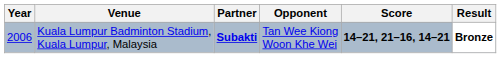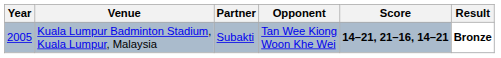(20, 38) 2006 -> (20, 38) 2005
(237, 38) bold -> (235, 38) normal
